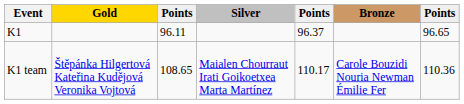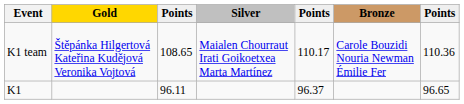rows swapped: (14, 32) <-> (27, 70)
